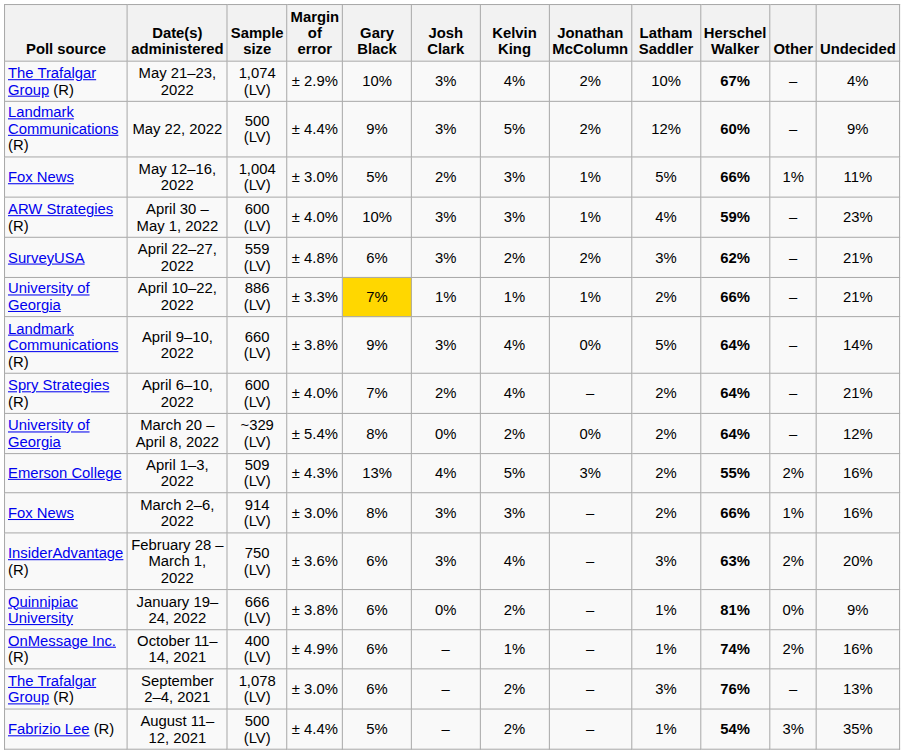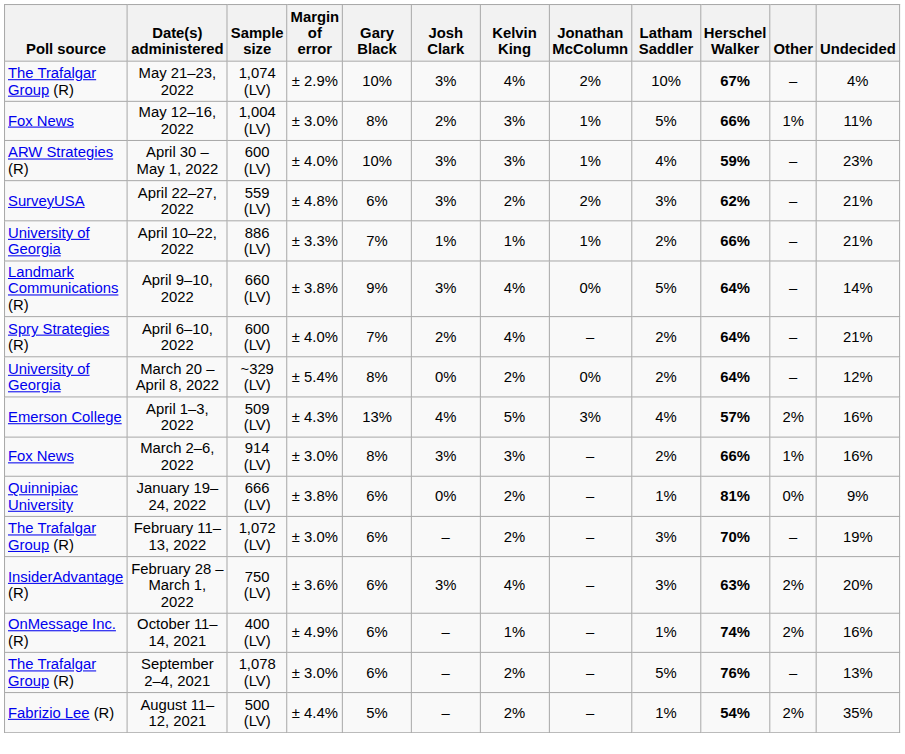- row: (177, 129)
(377, 178) 5% -> (377, 121) 8%
(377, 297) gold background -> (377, 241) no background
(666, 473) 2% -> (666, 417) 4%
(735, 473) 55% -> (735, 417) 57%
rows swapped: (177, 561) <-> (177, 610)
+ row: (177, 537)
(666, 689) 3% -> (666, 673) 5%
(793, 729) 3% -> (793, 713) 2%
